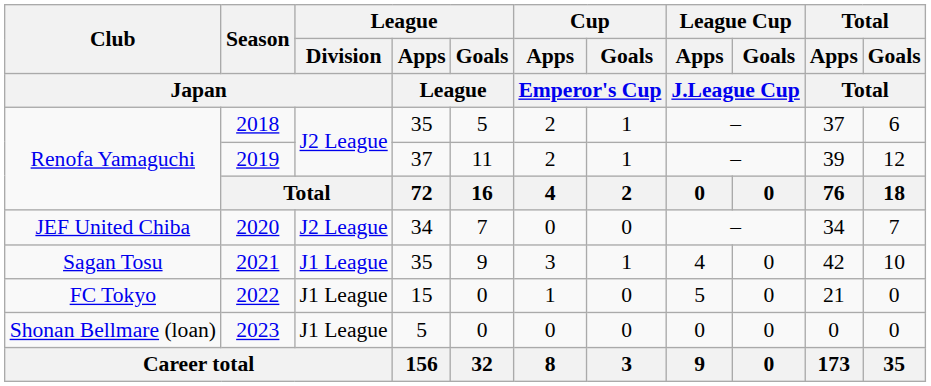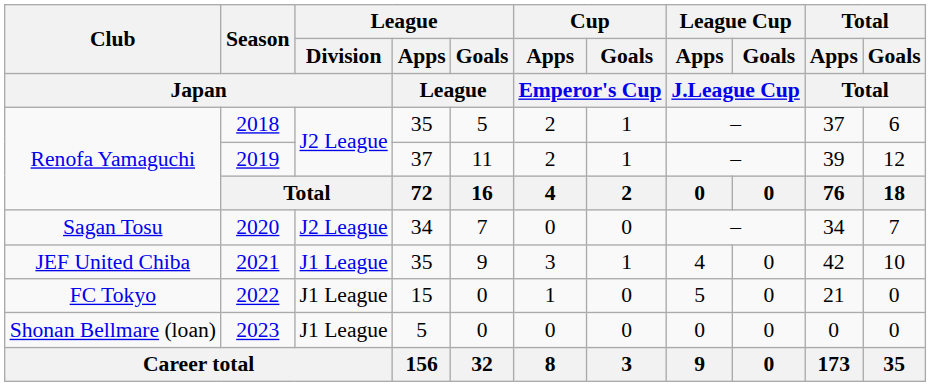(113, 227) JEF United Chiba -> (113, 227) Sagan Tosu
(113, 261) Sagan Tosu -> (113, 261) JEF United Chiba
